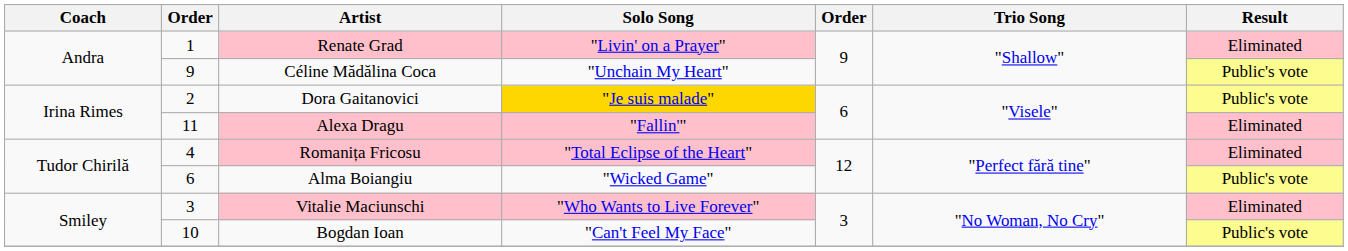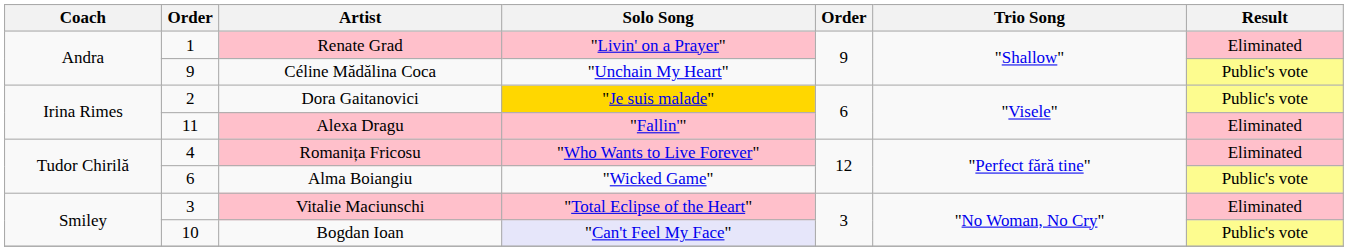(658, 152) "Total Eclipse of the Heart" -> (658, 152) "Who Wants to Live Forever"
(658, 206) "Who Wants to Live Forever" -> (658, 206) "Total Eclipse of the Heart"
(658, 233) no background -> (658, 233) lavender background
